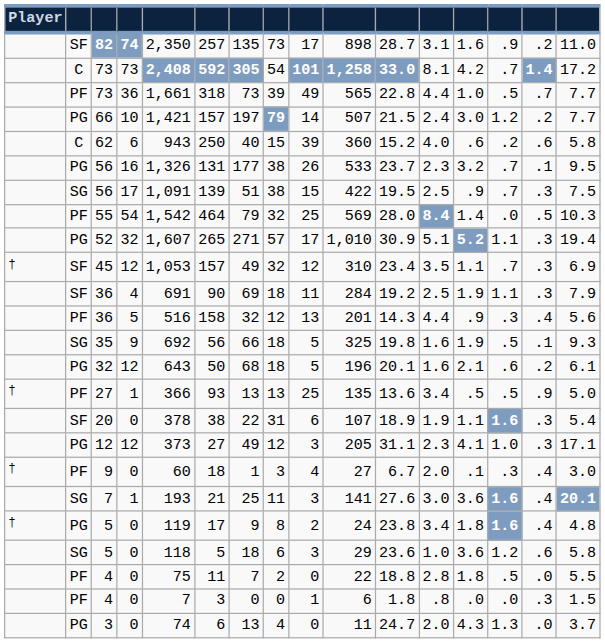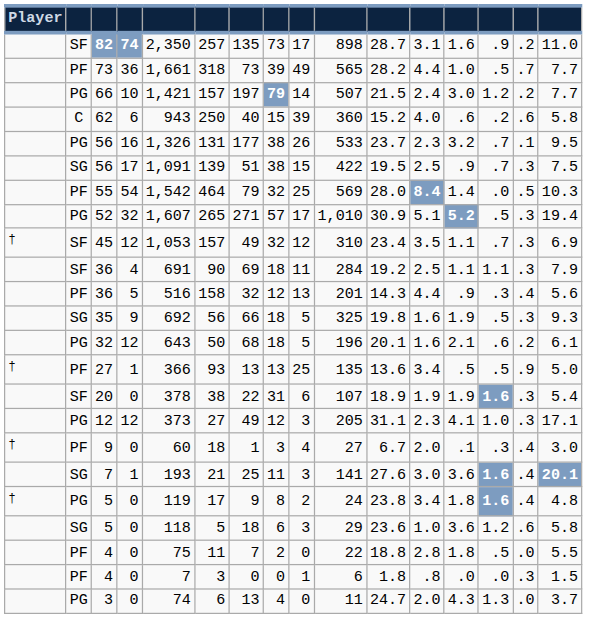- row: (79, 71)
(397, 95) 22.8 -> (388, 71) 28.2
(505, 241) 1.1 -> (500, 217) .5
(470, 295) 1.9 -> (461, 270) 1.1
(544, 343) .1 -> (526, 319) .3
(470, 421) 1.1 -> (461, 397) 1.9
